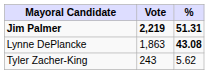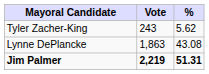rows swapped: (34, 28) <-> (47, 61)
(189, 45) bold -> (189, 45) normal
